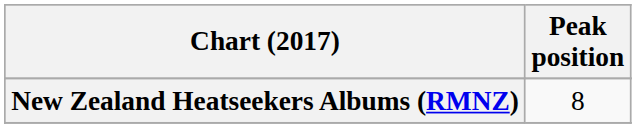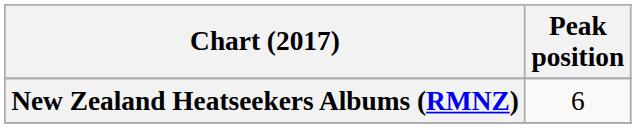(578, 100) 8 -> (578, 100) 6
